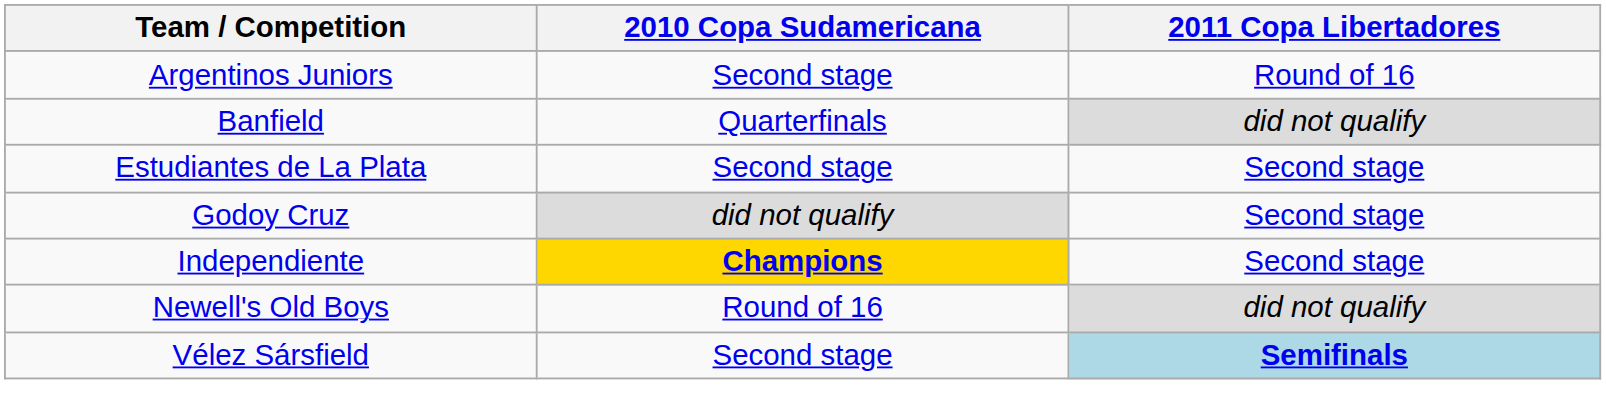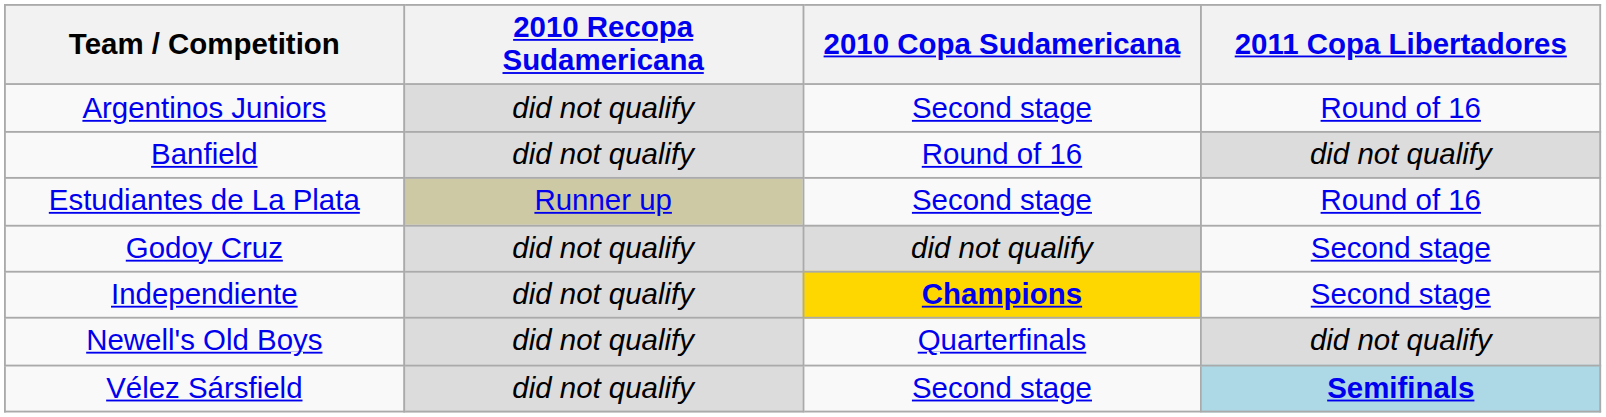+ column: (603, 44)
(803, 121) Quarterfinals -> (1002, 154) Round of 16
(1334, 167) Second stage -> (1401, 201) Round of 16
(803, 307) Round of 16 -> (1002, 341) Quarterfinals
